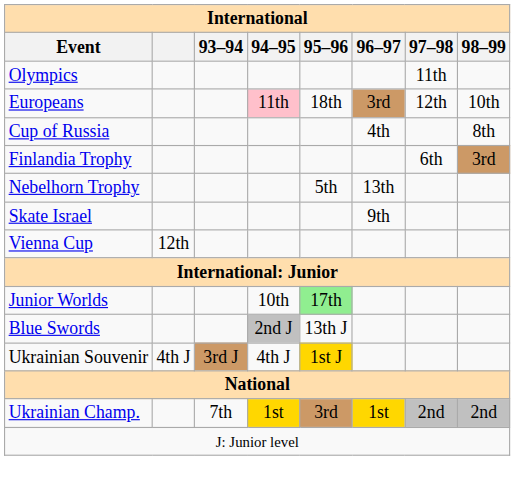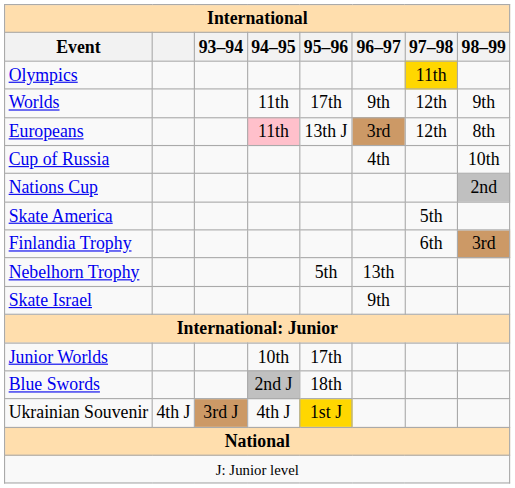(431, 74) no background -> (431, 74) gold background
+ row: (34, 103)
(326, 103) 18th -> (326, 131) 13th J
(484, 103) 10th -> (484, 131) 8th
(484, 131) 8th -> (484, 159) 10th
+ row: (53, 187)
+ row: (61, 215)
- row: (51, 243)
(326, 300) lightgreen background -> (326, 356) no background
(326, 328) 13th J -> (326, 384) 18th
- row: (74, 412)
